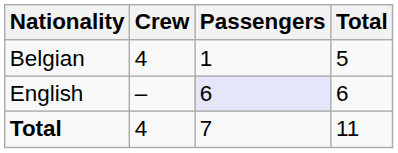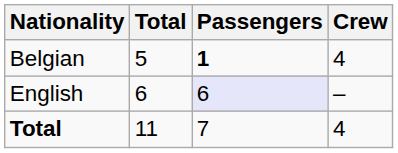columns swapped: (162, 22) <-> (362, 22)
(206, 57) normal -> (203, 57) bold
